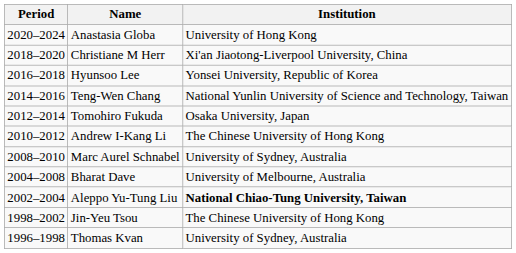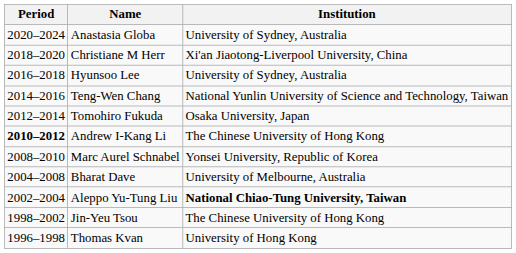(251, 34) University of Hong Kong -> (266, 34) University of Sydney, Australia
(282, 75) Yonsei University, Republic of Korea -> (266, 75) University of Sydney, Australia
(36, 136) normal -> (36, 136) bold
(266, 156) University of Sydney, Australia -> (282, 156) Yonsei University, Republic of Korea
(266, 237) University of Sydney, Australia -> (251, 237) University of Hong Kong
